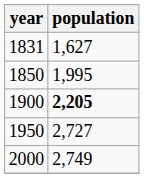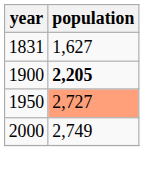- row: (26, 74)
(72, 131) no background -> (72, 103) lightsalmon background
